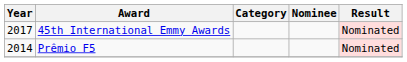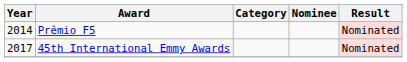rows swapped: (67, 48) <-> (134, 30)
